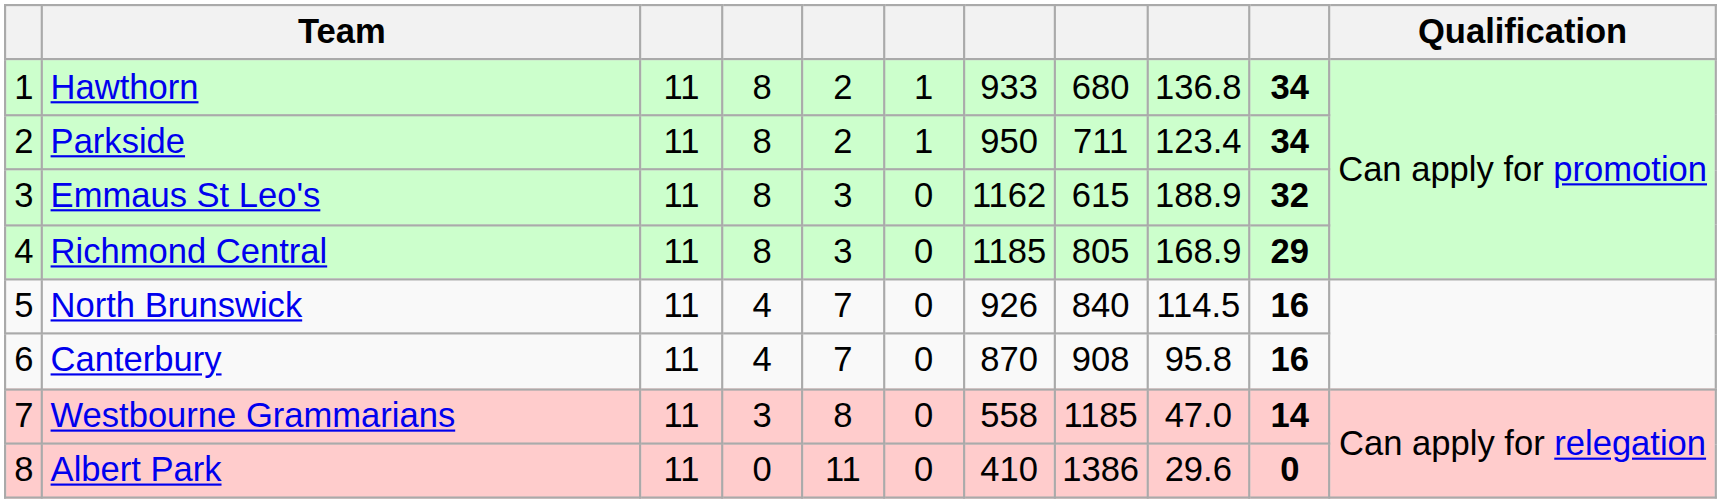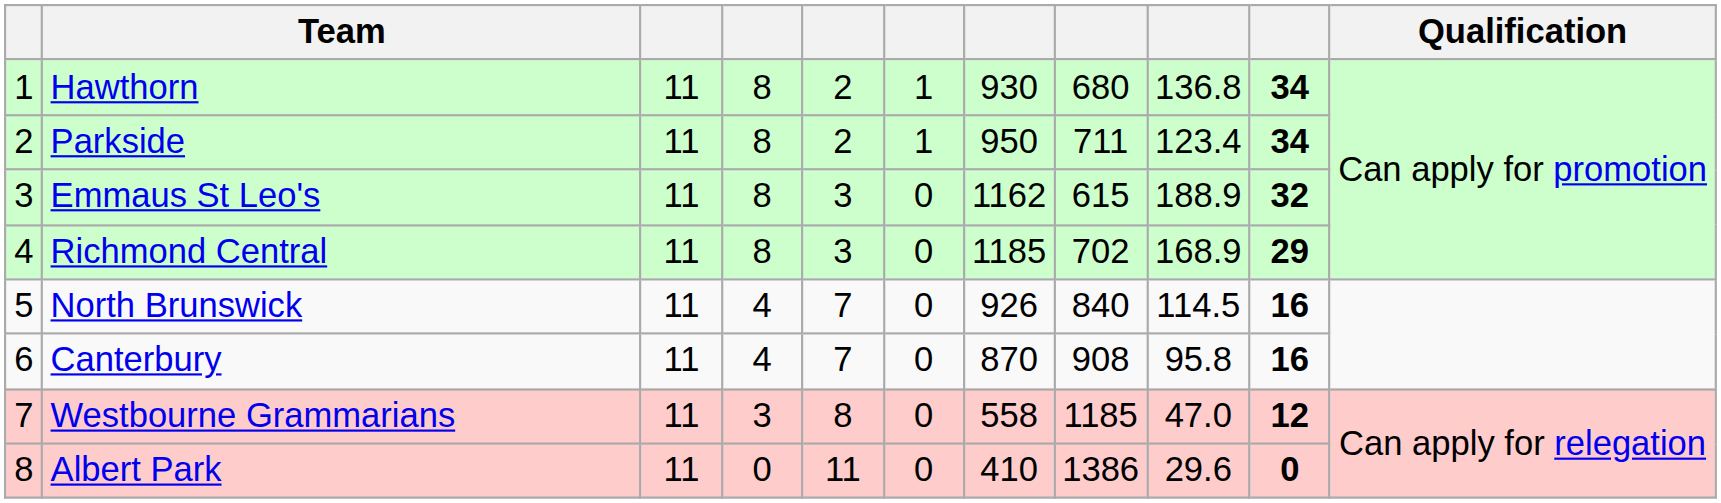(1009, 86) 933 -> (1009, 86) 930
(1101, 251) 805 -> (1101, 251) 702
(1290, 415) 14 -> (1290, 415) 12
